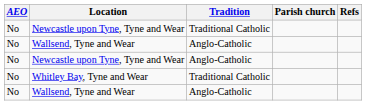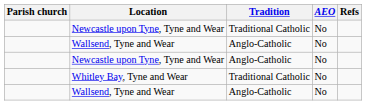columns swapped: (305, 12) <-> (17, 12)
